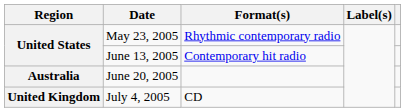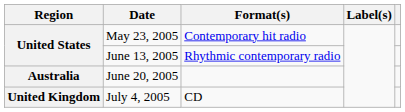(262, 35) Rhythmic contemporary radio -> (245, 35) Contemporary hit radio
(245, 55) Contemporary hit radio -> (262, 55) Rhythmic contemporary radio
